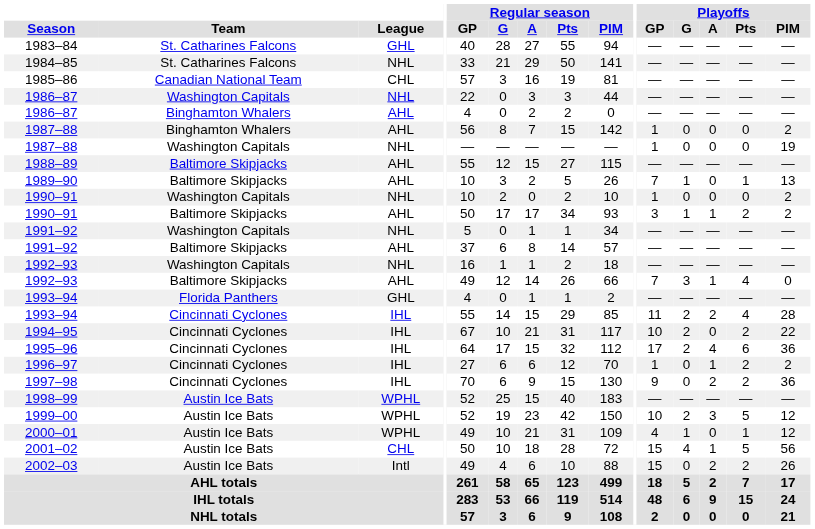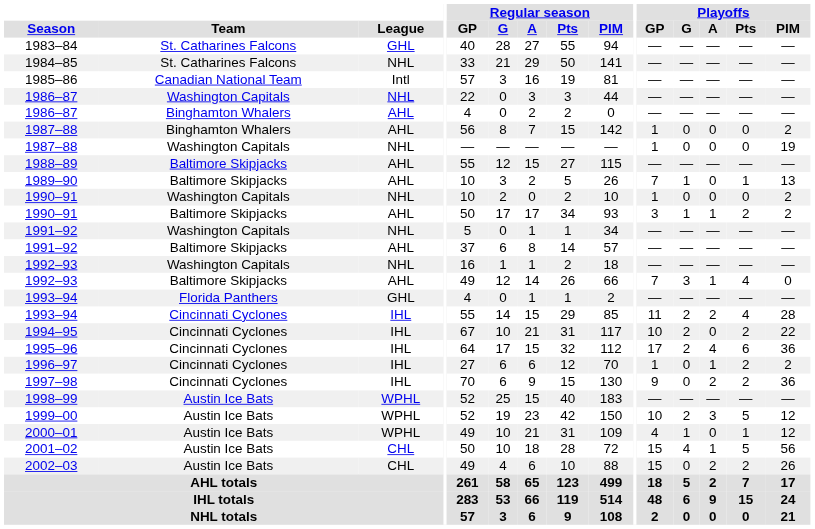(401, 79) CHL -> (401, 79) Intl
(401, 466) Intl -> (401, 466) CHL
